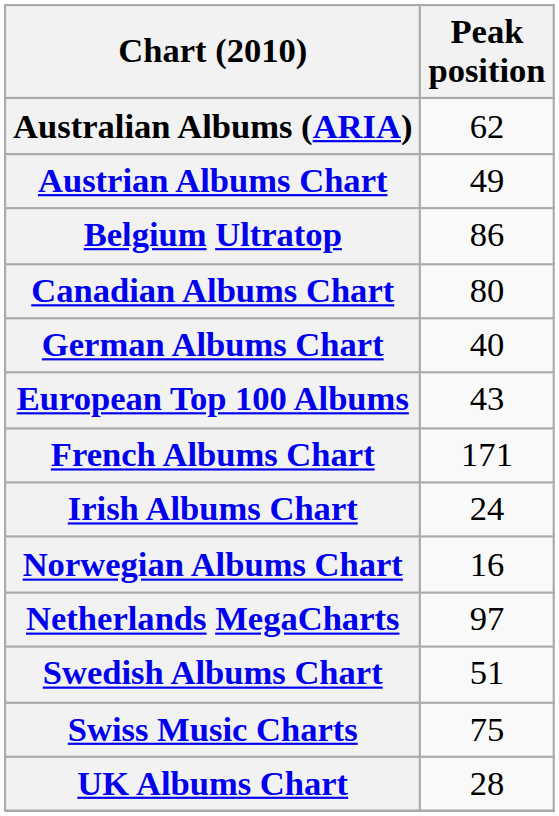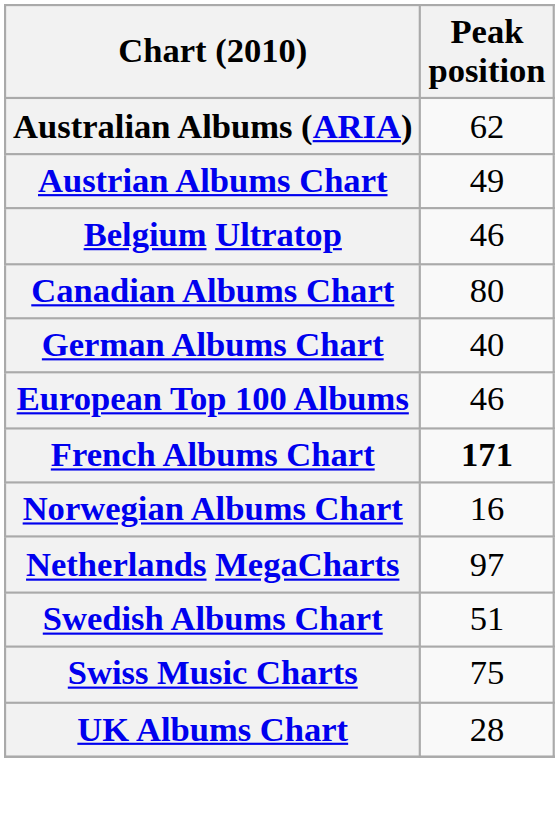(487, 235) 86 -> (487, 235) 46
(487, 399) 43 -> (487, 399) 46
(487, 454) normal -> (487, 454) bold
- row: (213, 509)
